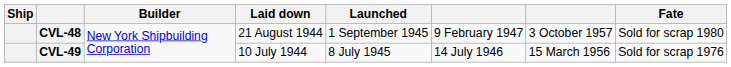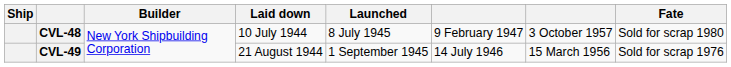(280, 33) 21 August 1944 -> (273, 33) 10 July 1944
(378, 33) 1 September 1945 -> (359, 33) 8 July 1945
(273, 52) 10 July 1944 -> (280, 52) 21 August 1944
(359, 52) 8 July 1945 -> (378, 52) 1 September 1945
